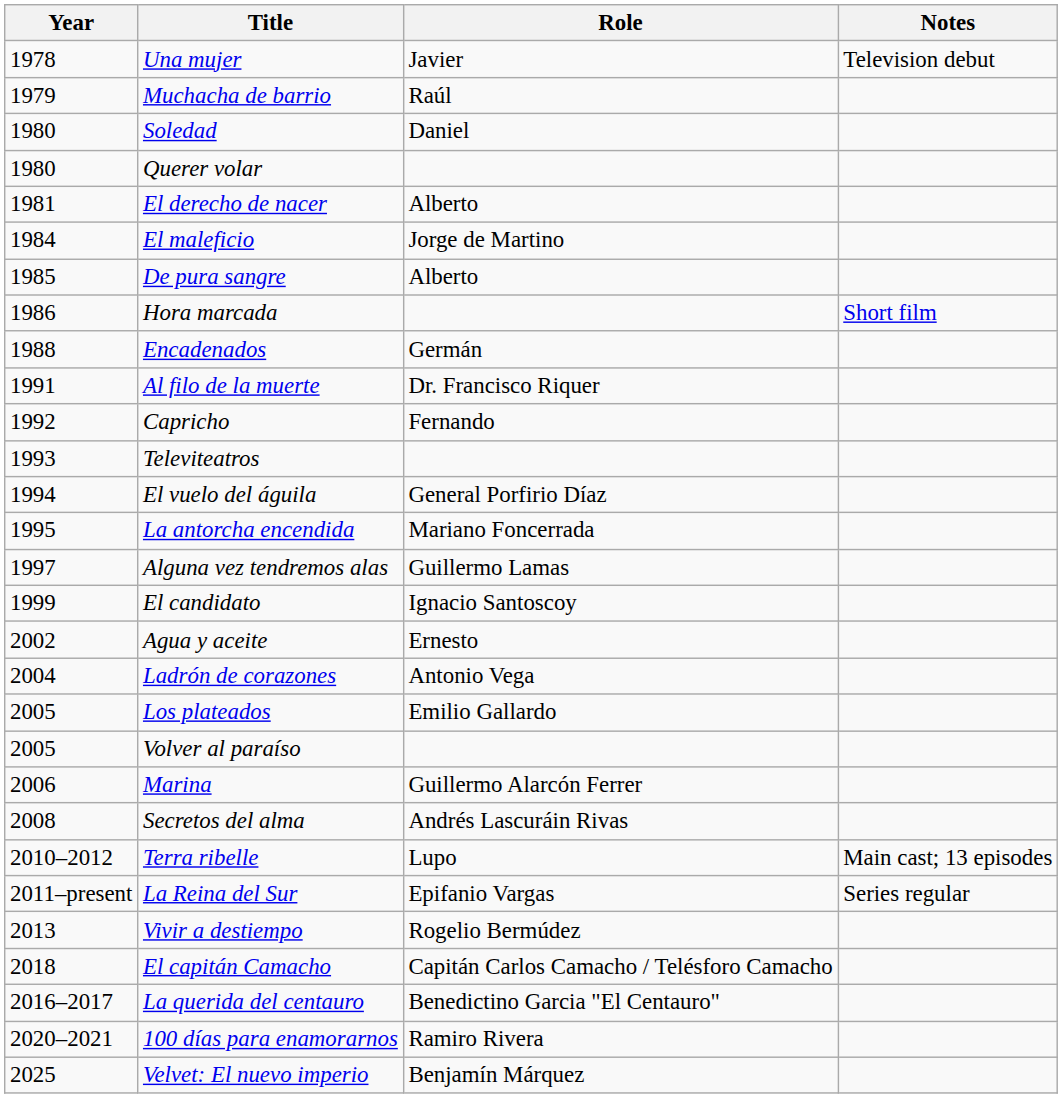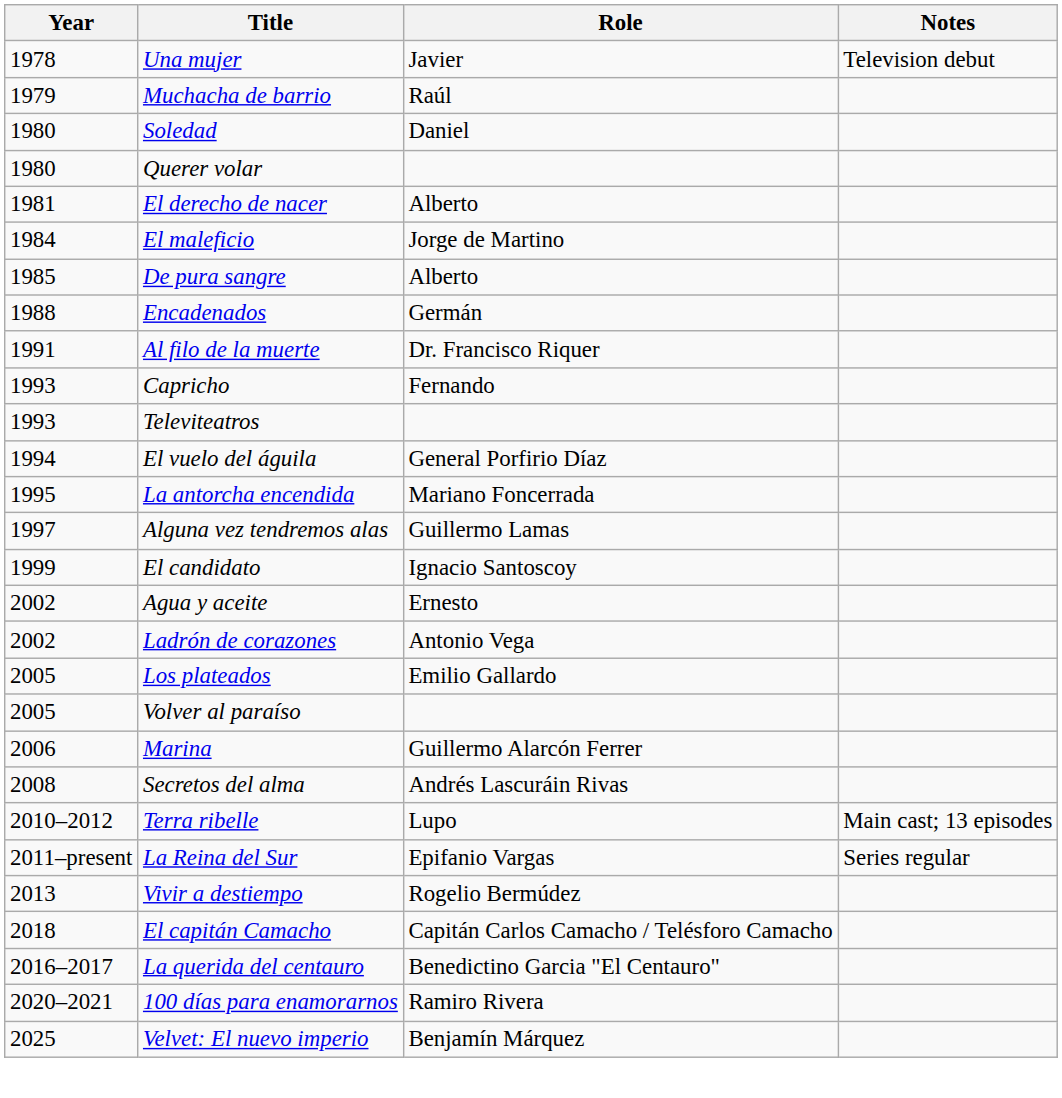- row: (210, 312)
(33, 421) 1992 -> (33, 385) 1993
(33, 675) 2004 -> (33, 639) 2002
